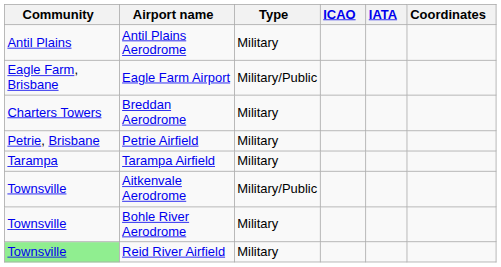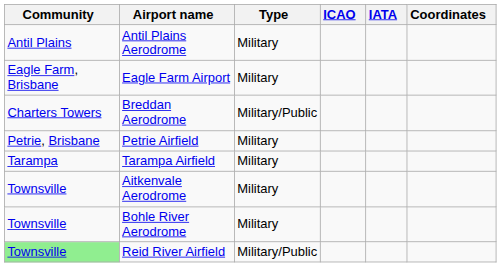(277, 77) Military/Public -> (258, 77) Military
(258, 112) Military -> (277, 112) Military/Public
(277, 189) Military/Public -> (258, 189) Military
(258, 252) Military -> (277, 252) Military/Public
